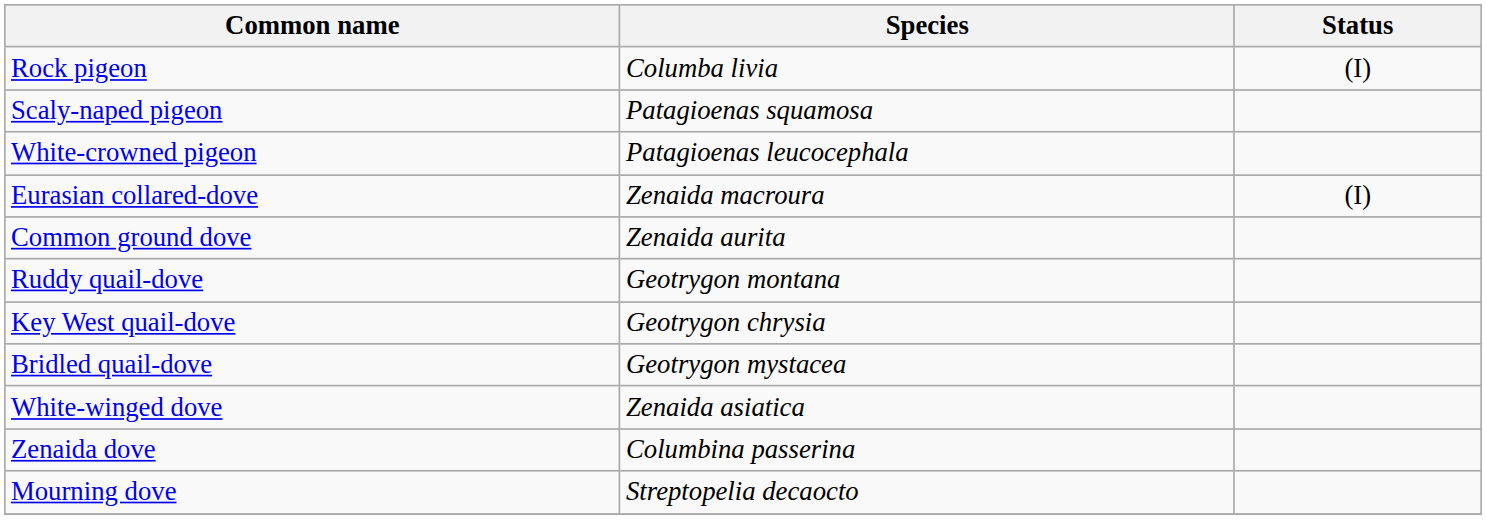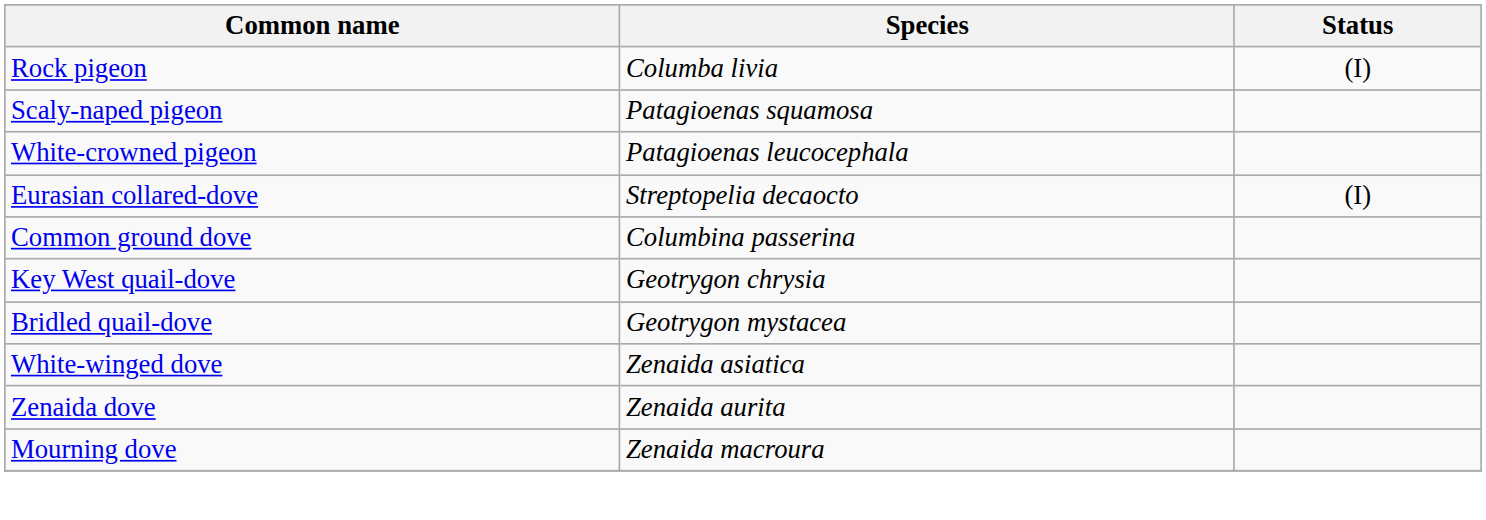(725, 195) Zenaida macroura -> (742, 195) Streptopelia decaocto
(706, 237) Zenaida aurita -> (741, 237) Columbina passerina
- row: (107, 279)
(741, 449) Columbina passerina -> (706, 407) Zenaida aurita
(742, 491) Streptopelia decaocto -> (725, 449) Zenaida macroura
